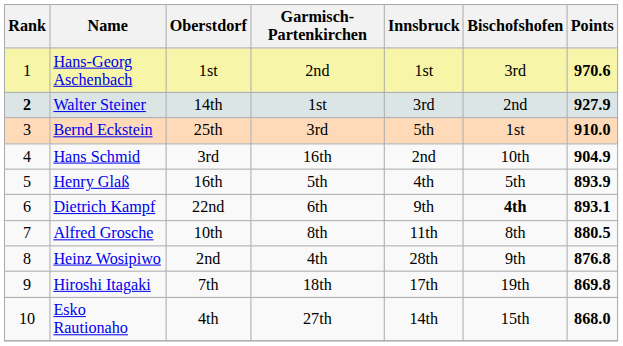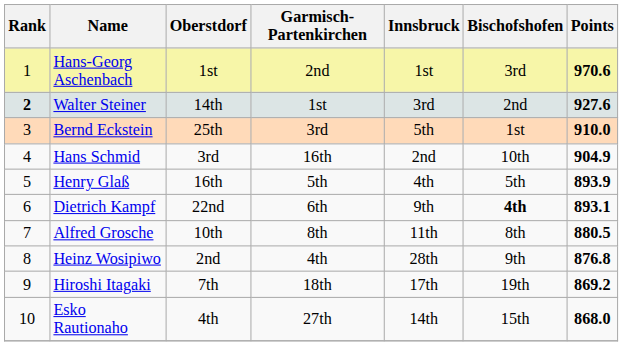(592, 104) 927.9 -> (592, 104) 927.6
(592, 284) 869.8 -> (592, 284) 869.2
